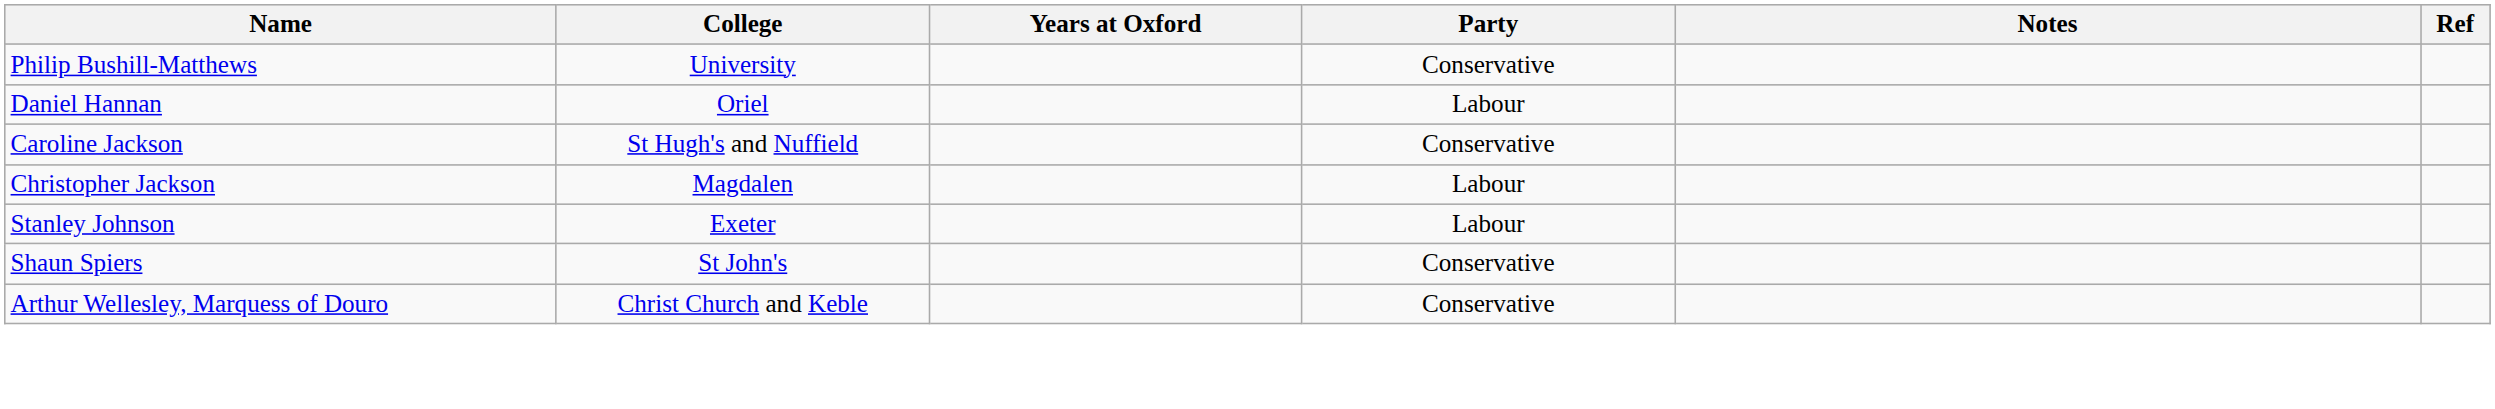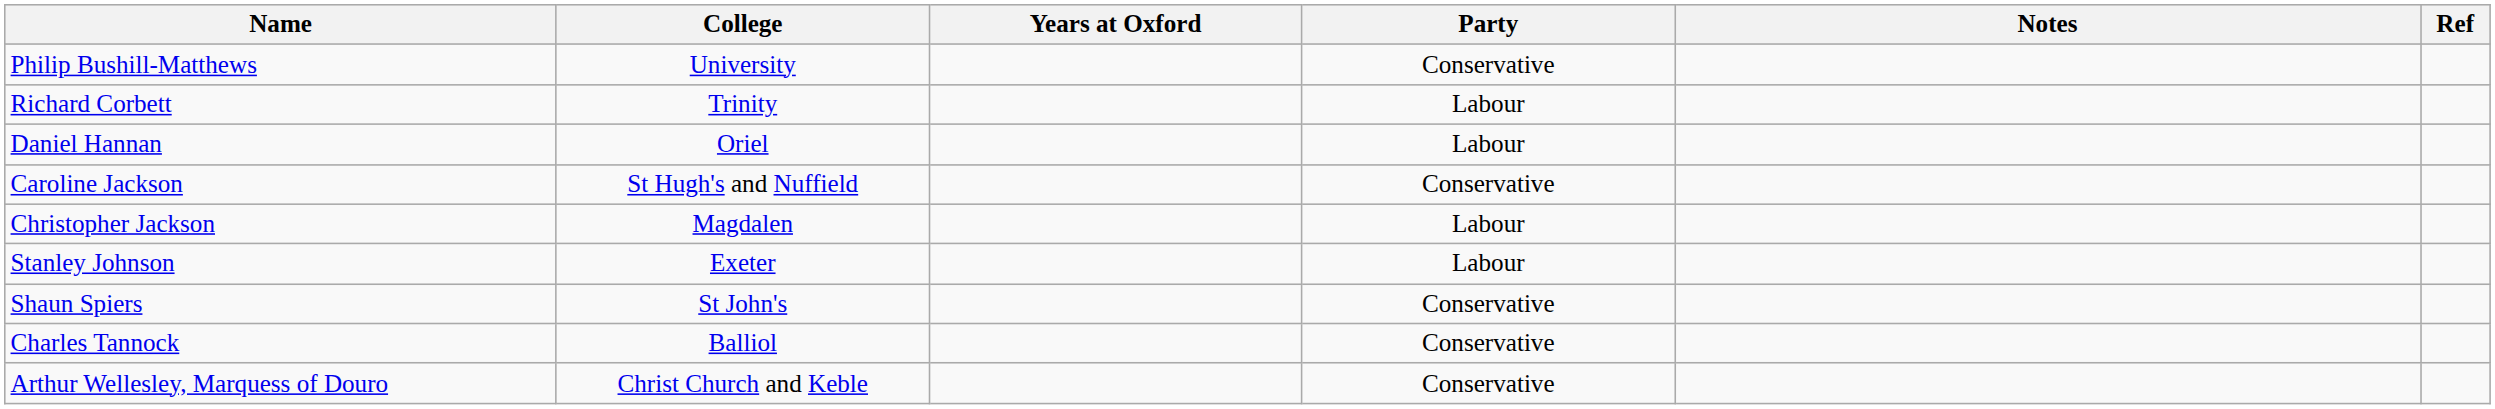+ row: (91, 104)
+ row: (95, 343)
